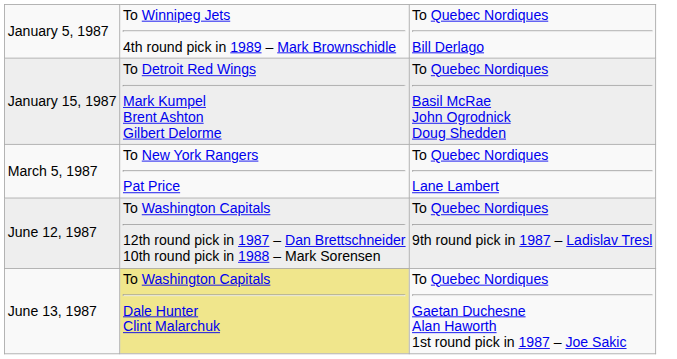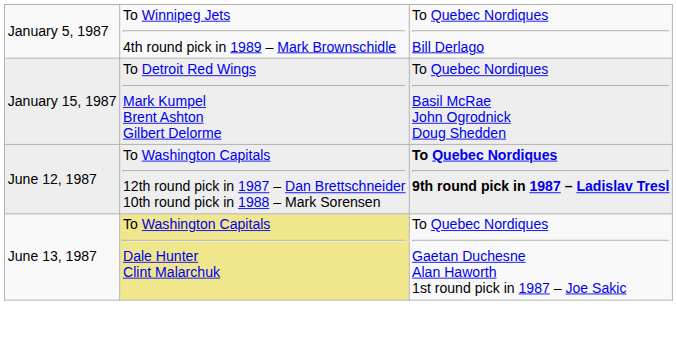- row: (53, 171)
(532, 225) normal -> (541, 171) bold
